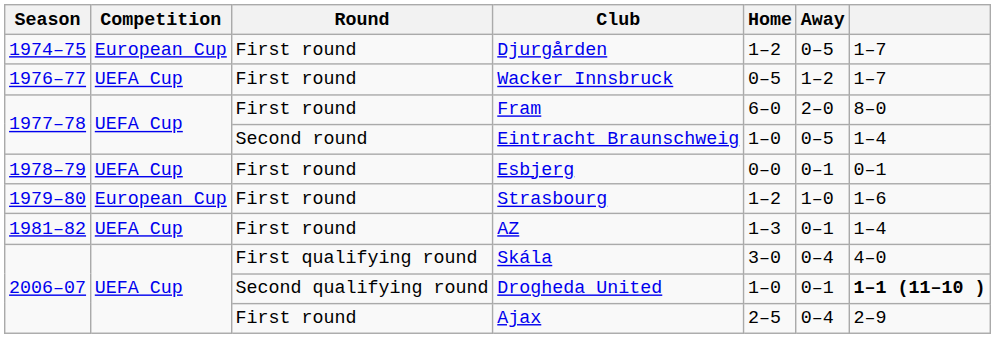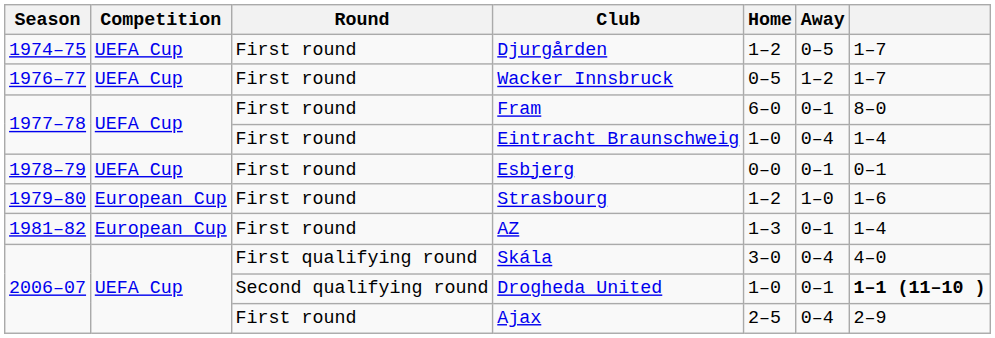(161, 50) European Cup -> (139, 50) UEFA Cup
(817, 109) 2–0 -> (817, 109) 0–1
(302, 139) Second round -> (296, 139) First round
(817, 139) 0–5 -> (817, 139) 0–4
(139, 229) UEFA Cup -> (161, 229) European Cup
